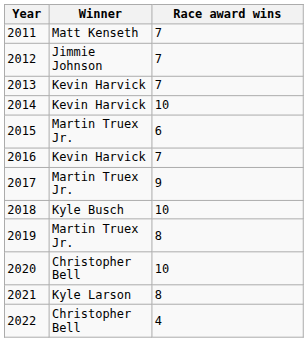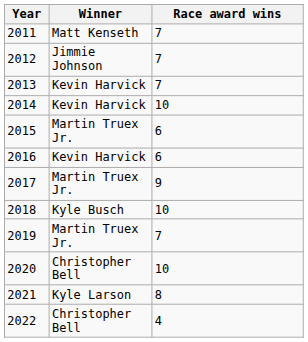(158, 158) 7 -> (158, 158) 6
(158, 236) 8 -> (158, 236) 7
